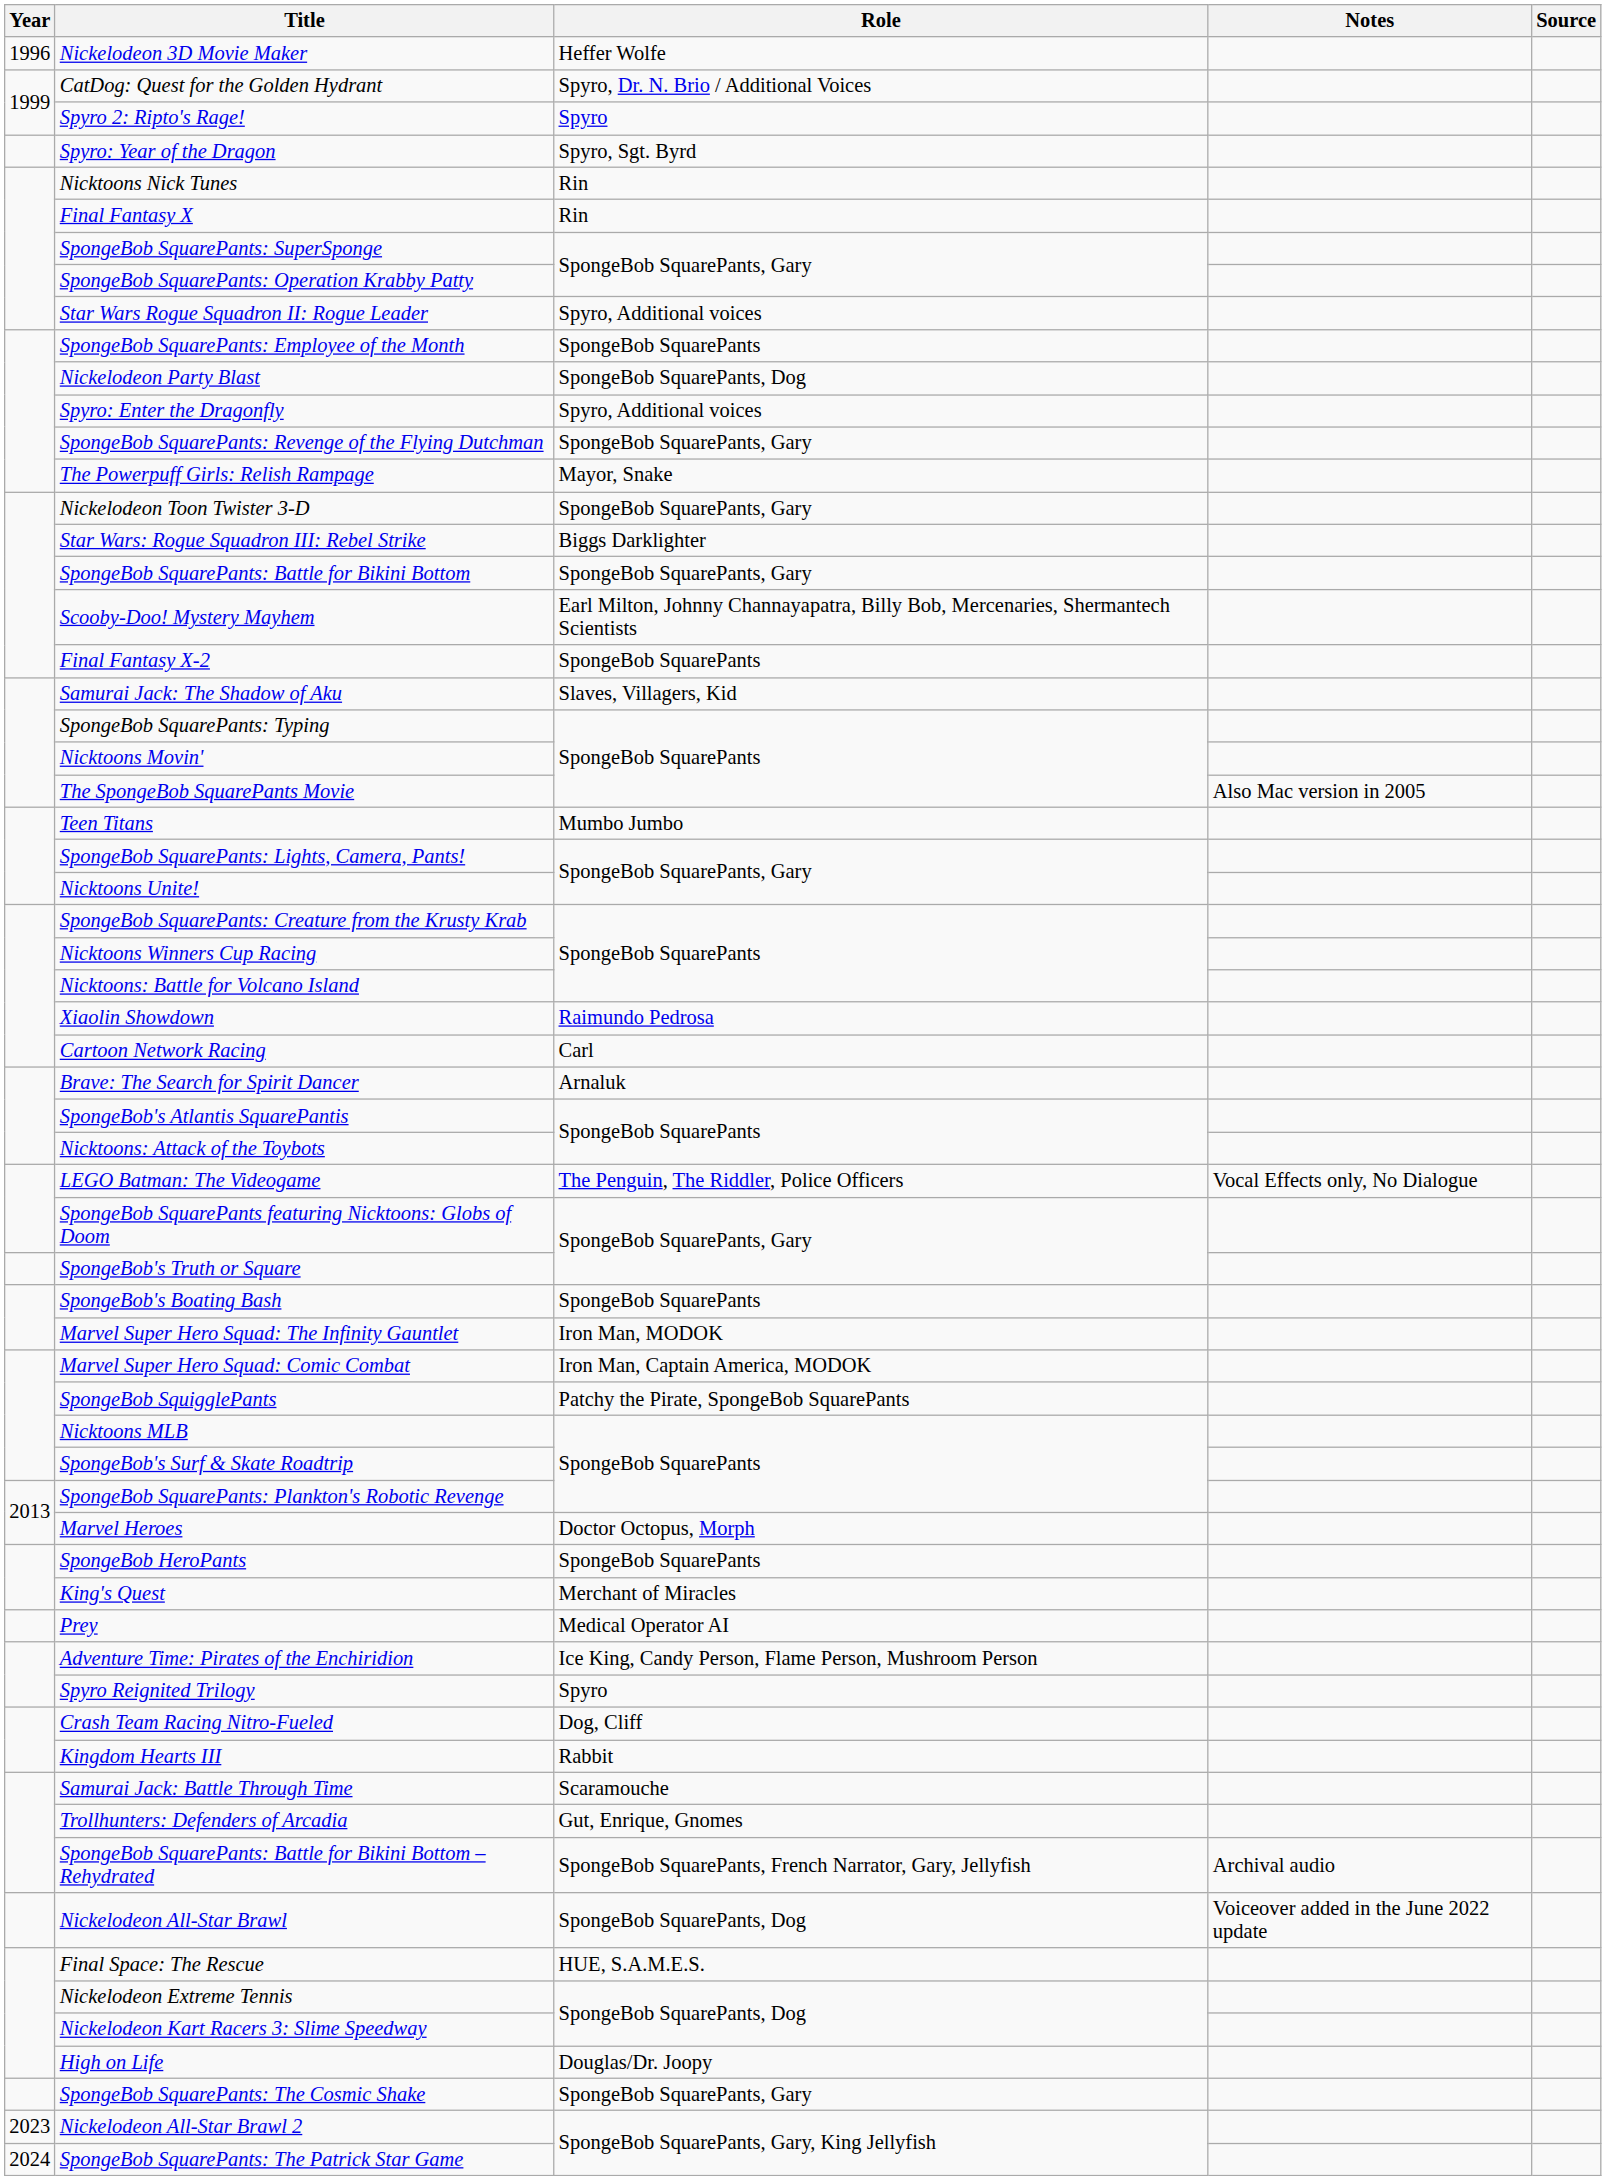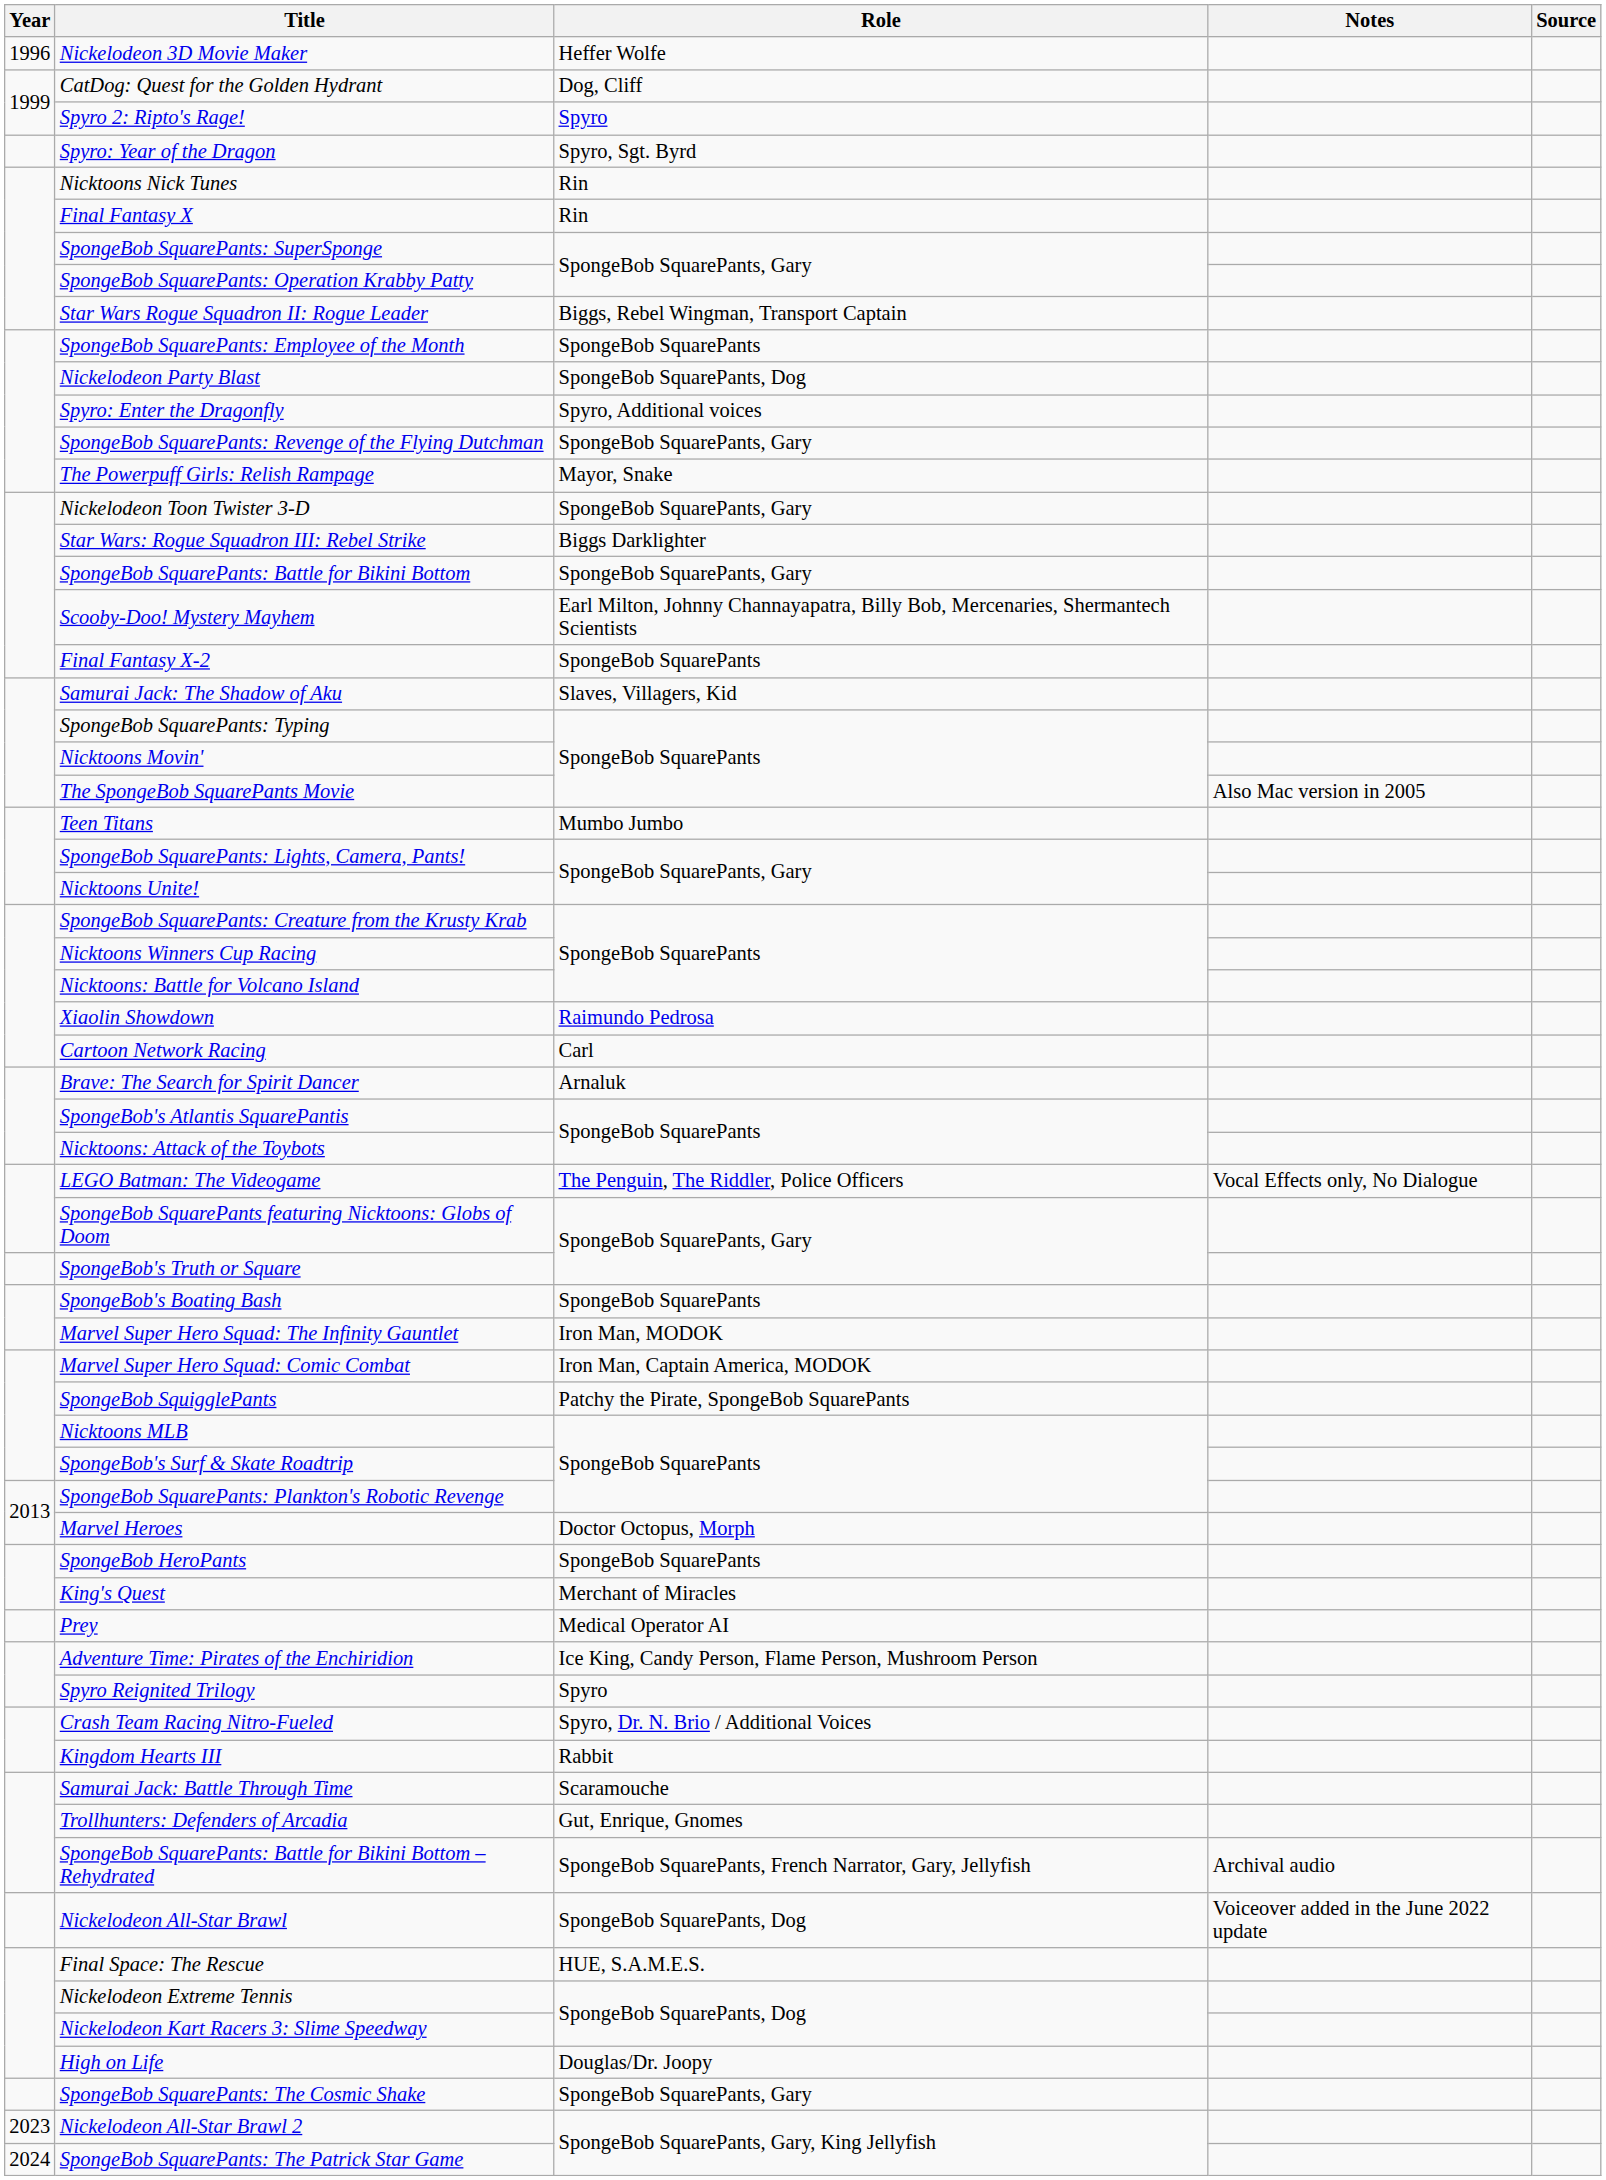(715, 85) Spyro, Dr. N. Brio / Additional Voices -> (600, 85) Dog, Cliff
(660, 313) Spyro, Additional voices -> (733, 313) Biggs, Rebel Wingman, Transport Captain
(600, 1723) Dog, Cliff -> (715, 1723) Spyro, Dr. N. Brio / Additional Voices
